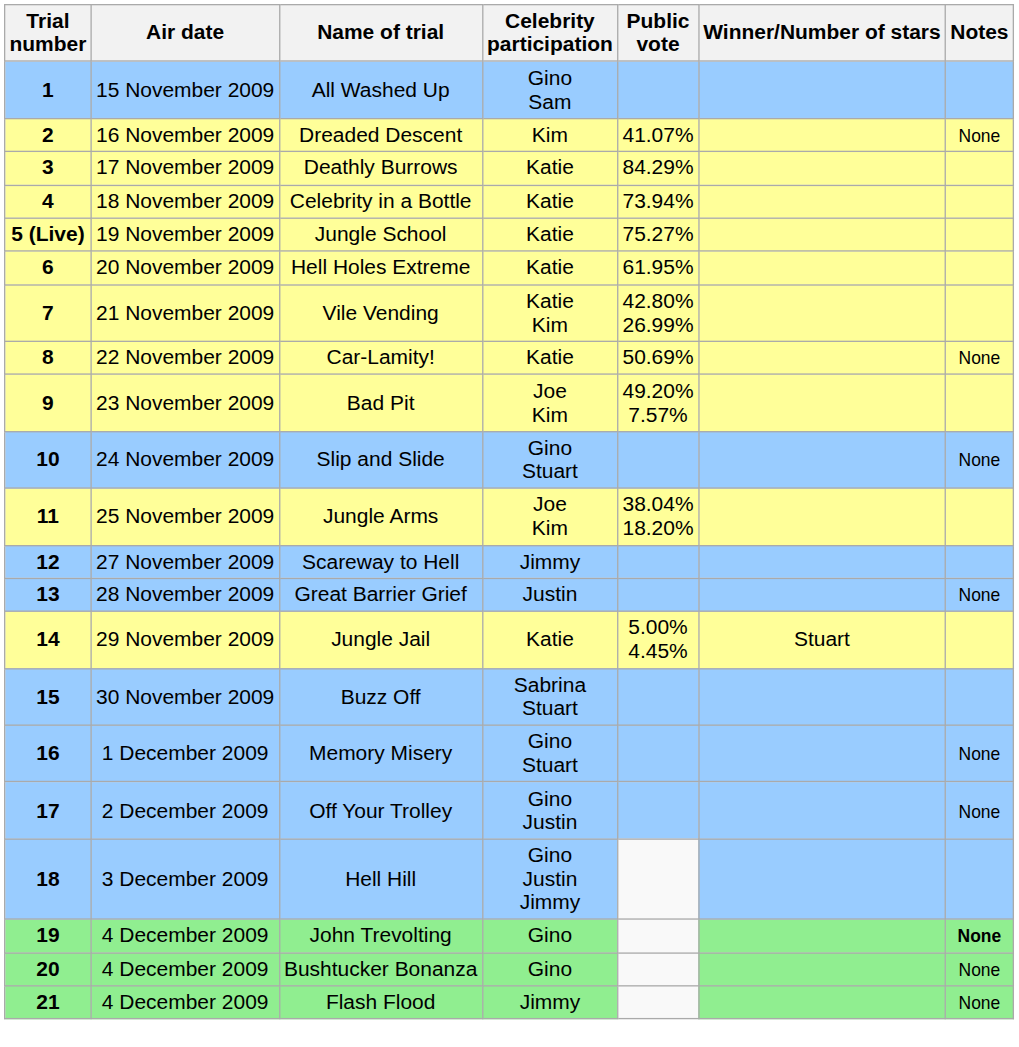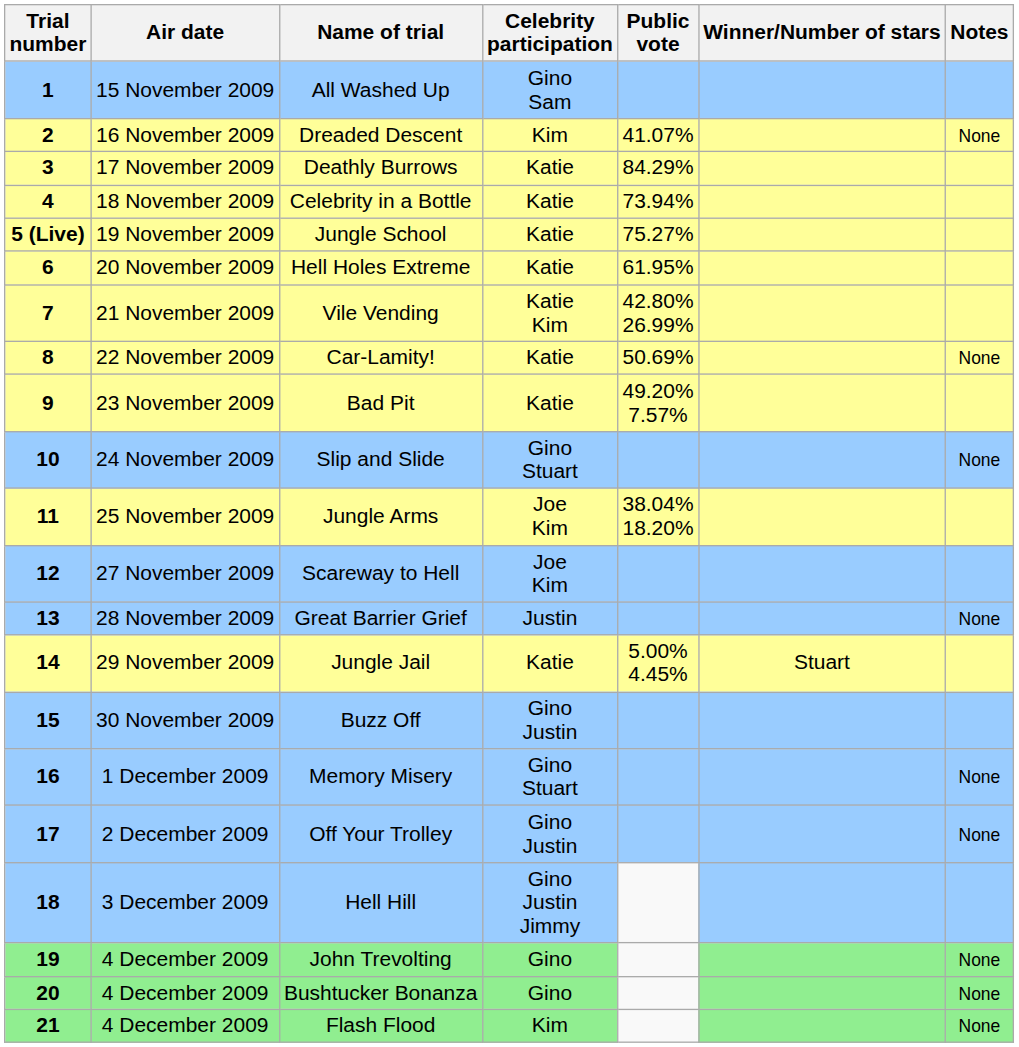(550, 402) Joe Kim -> (550, 402) Katie
(550, 561) Jimmy -> (550, 573) Joe Kim
(550, 696) Sabrina Stuart -> (550, 720) Gino Justin
(979, 935) bold -> (979, 960) normal
(550, 1002) Jimmy -> (550, 1025) Kim
